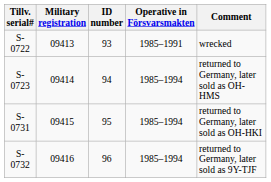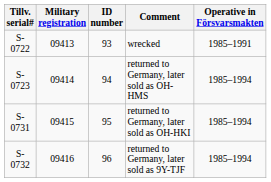columns swapped: (161, 17) <-> (231, 17)
